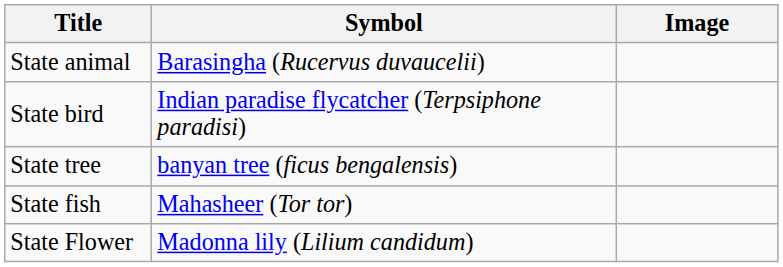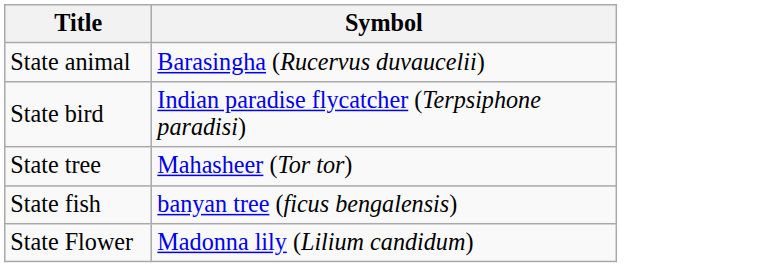- column: (697, 23)
(307, 165) banyan tree (ficus bengalensis) -> (255, 165) Mahasheer (Tor tor)
(255, 204) Mahasheer (Tor tor) -> (307, 204) banyan tree (ficus bengalensis)
